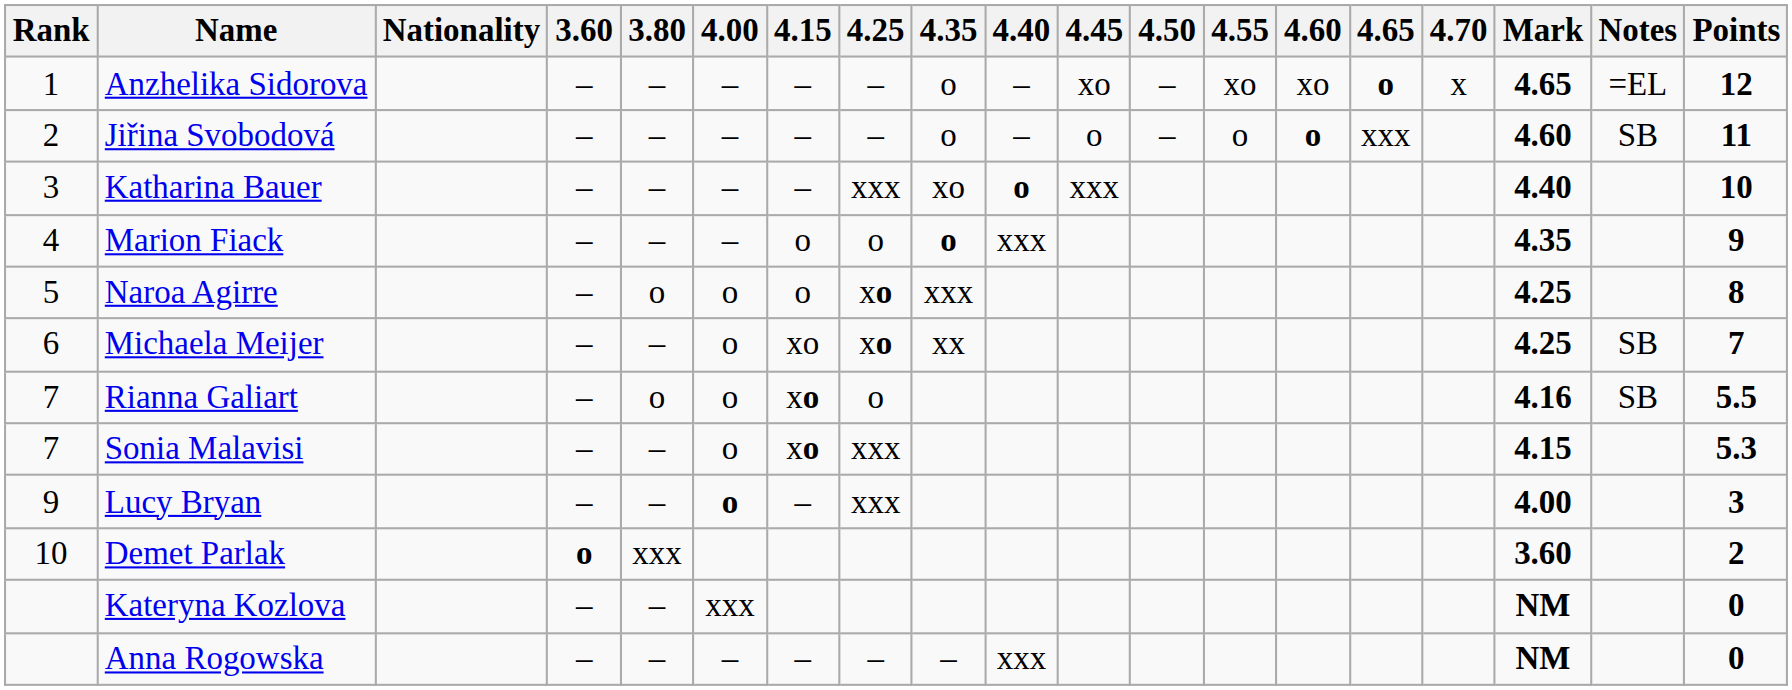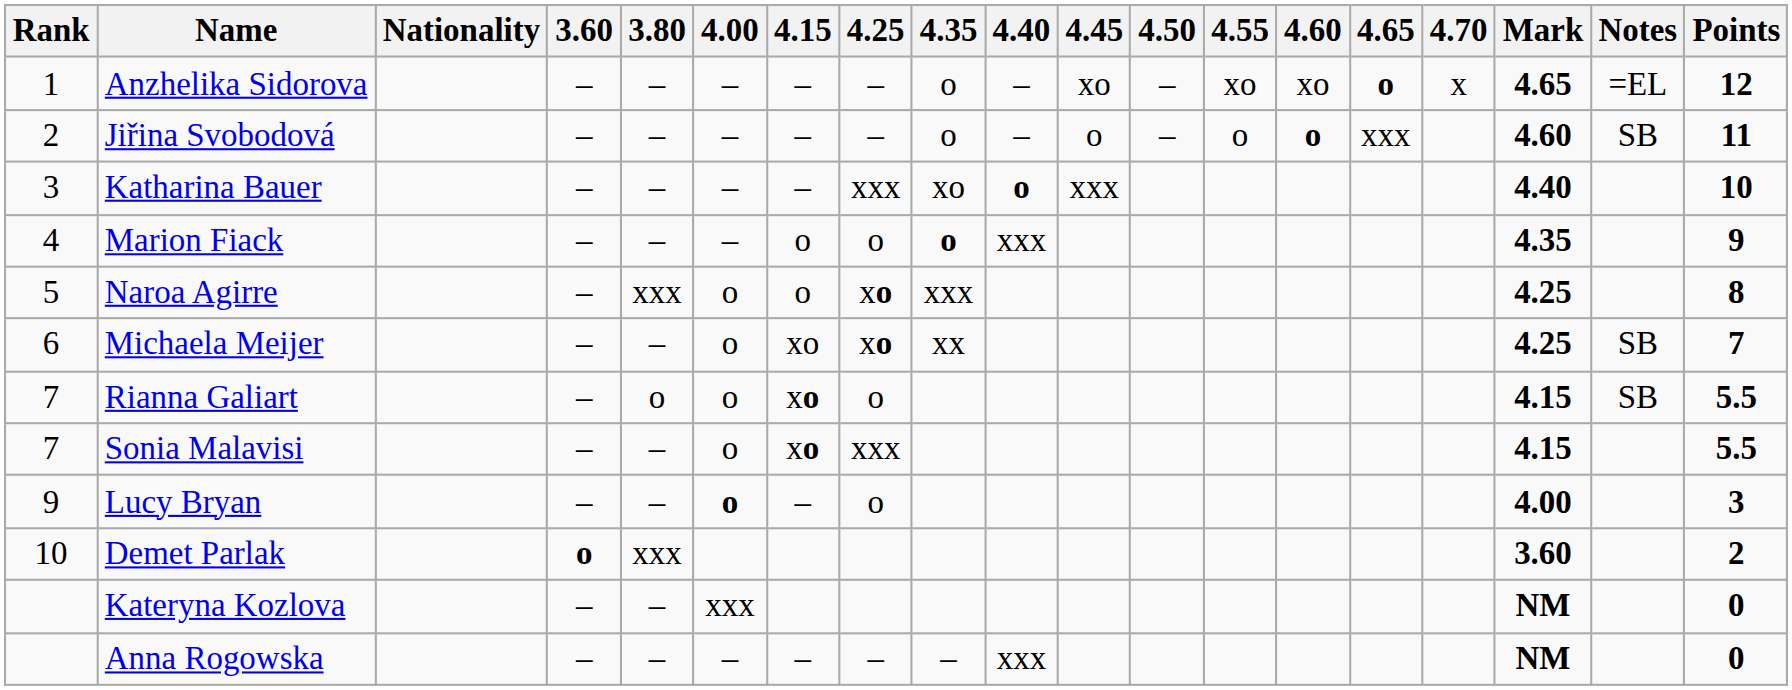(657, 291) o -> (657, 291) xxx
(1543, 396) 4.16 -> (1543, 396) 4.15
(1736, 448) 5.3 -> (1736, 448) 5.5
(876, 501) xxx -> (876, 501) o
